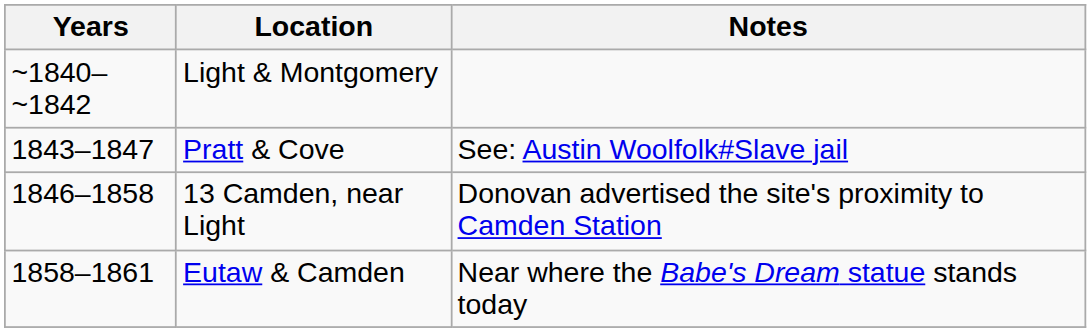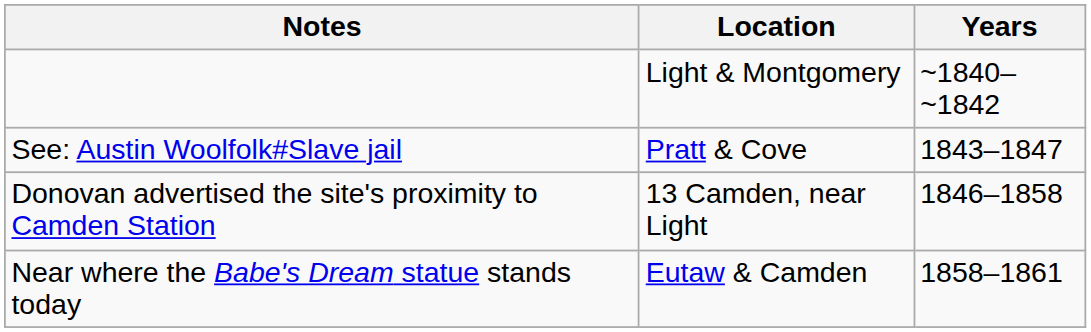columns swapped: (91, 27) <-> (768, 27)
